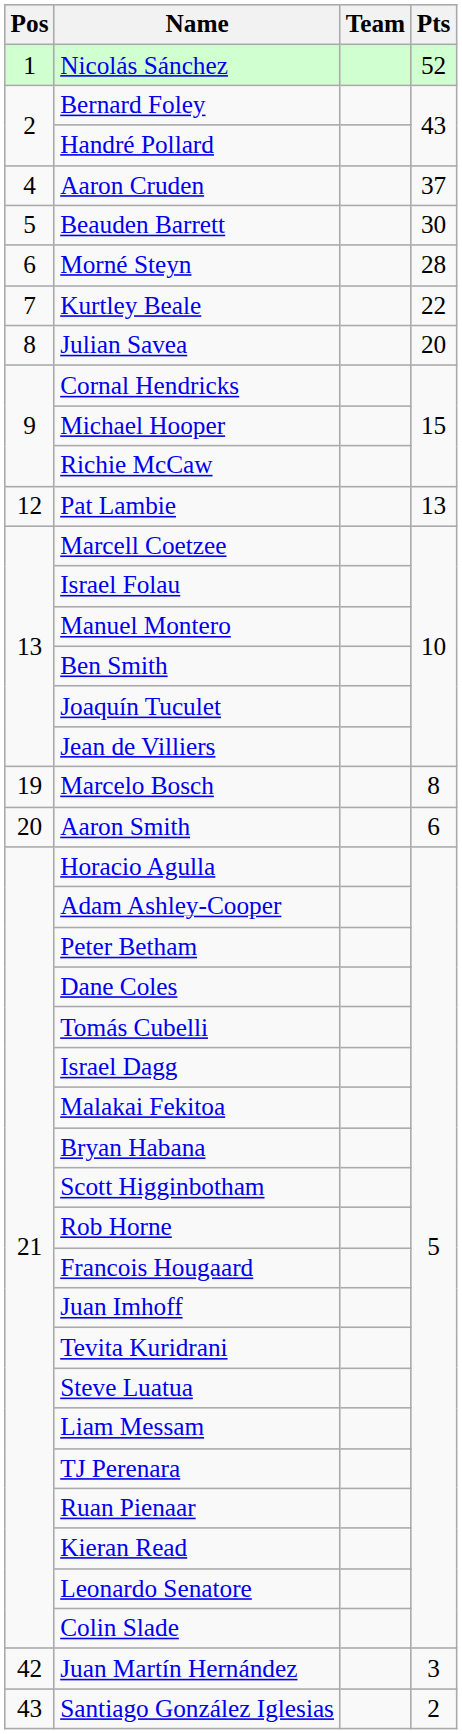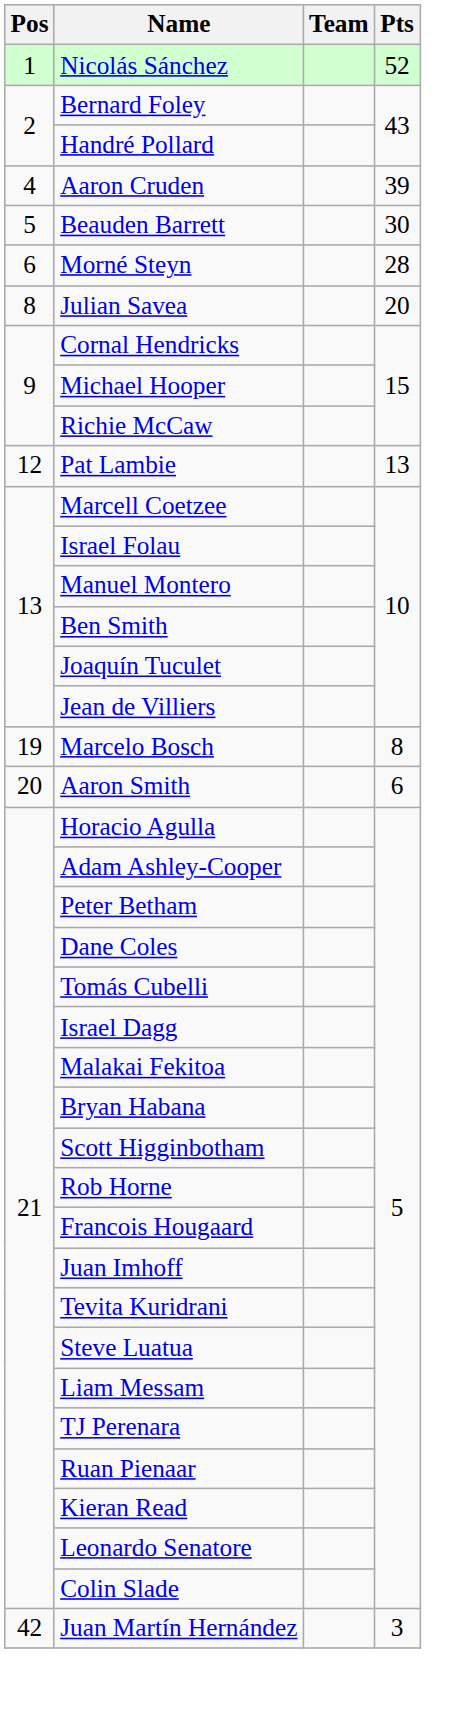(434, 184) 37 -> (397, 184) 39
- row: (131, 305)
- row: (197, 1708)
